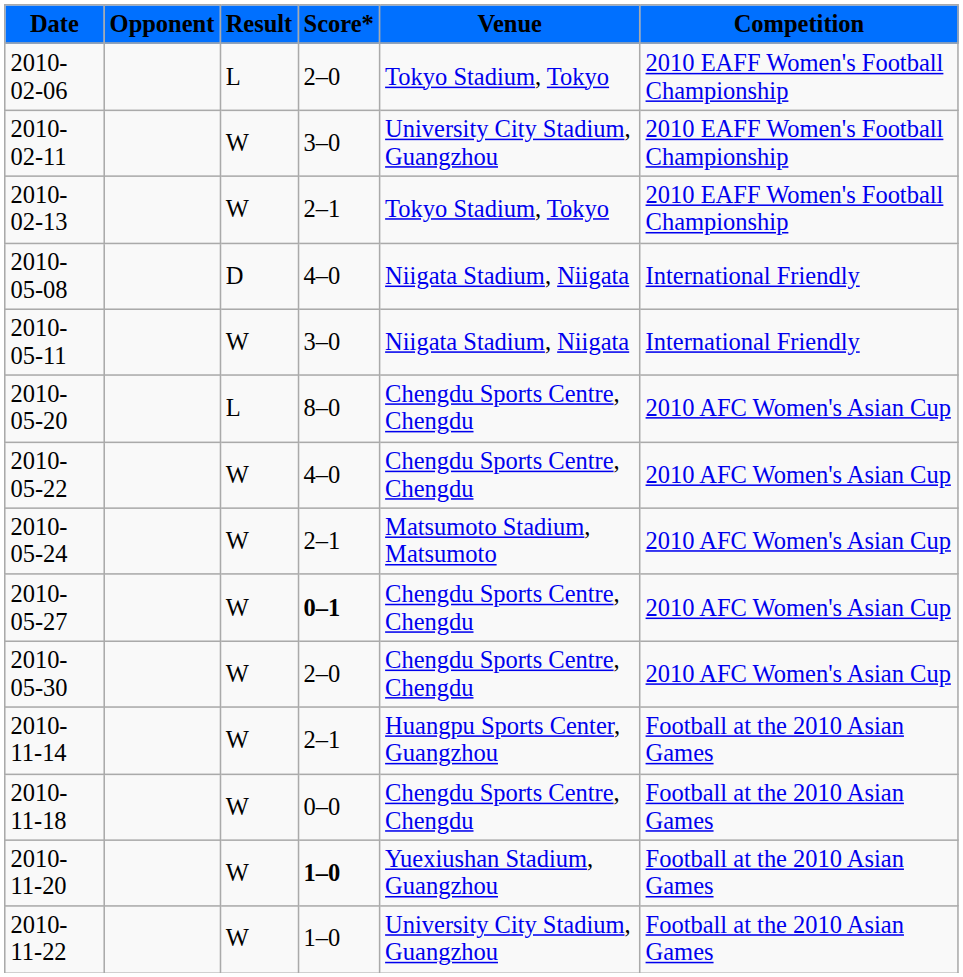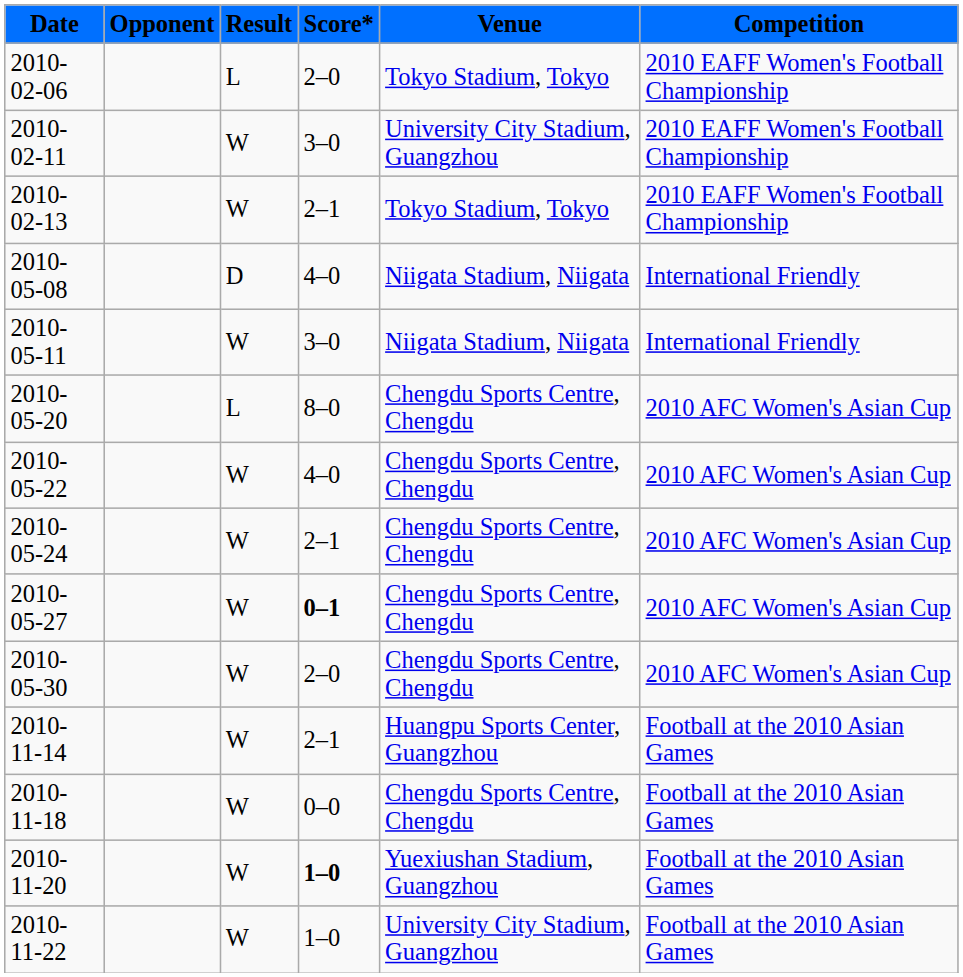(488, 541) Matsumoto Stadium, Matsumoto -> (502, 541) Chengdu Sports Centre, Chengdu
